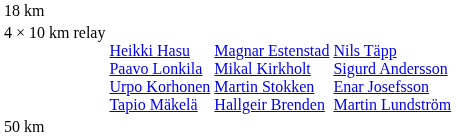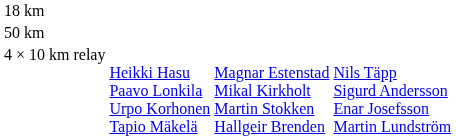rows swapped: (24, 126) <-> (55, 32)
